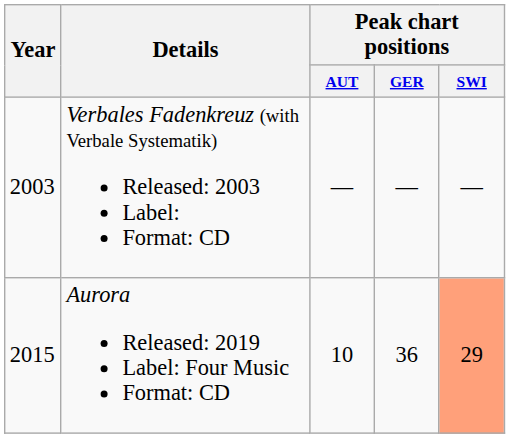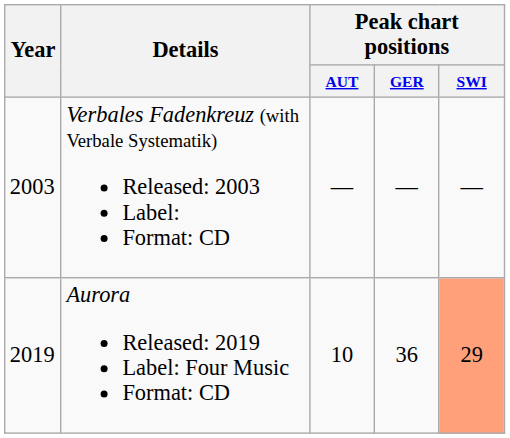(32, 355) 2015 -> (32, 355) 2019
